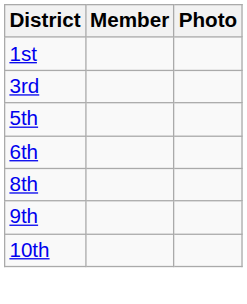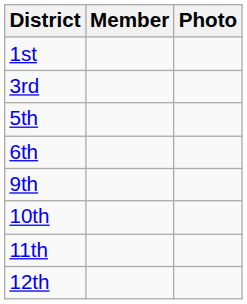- row: (24, 184)
+ row: (29, 250)
+ row: (29, 282)
